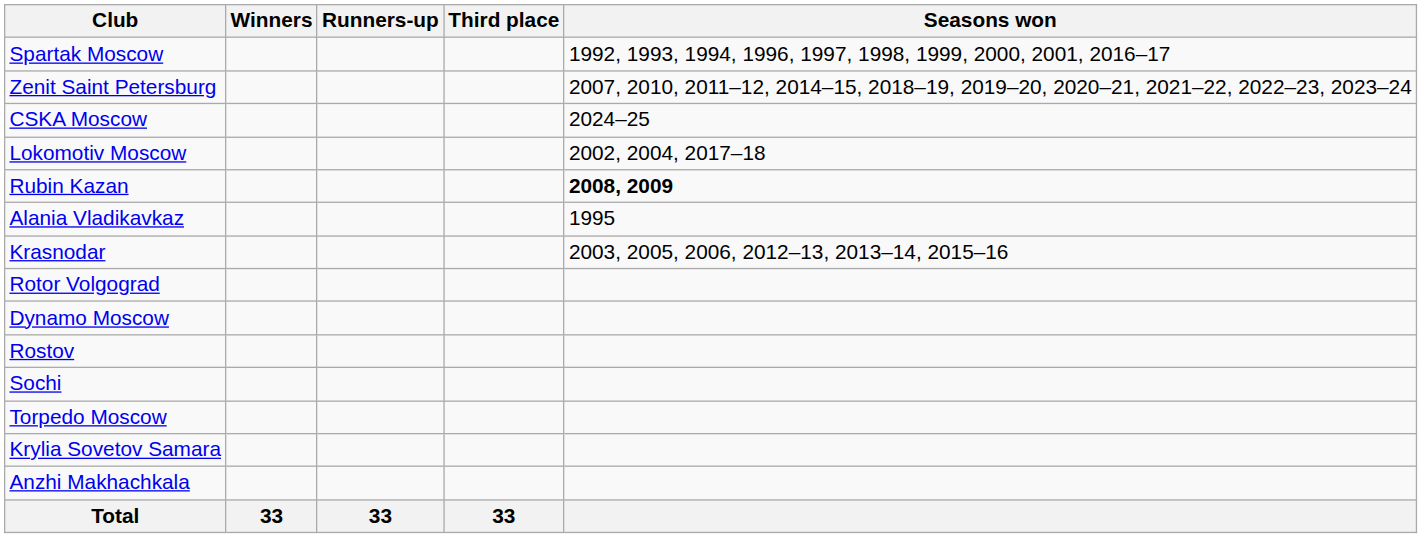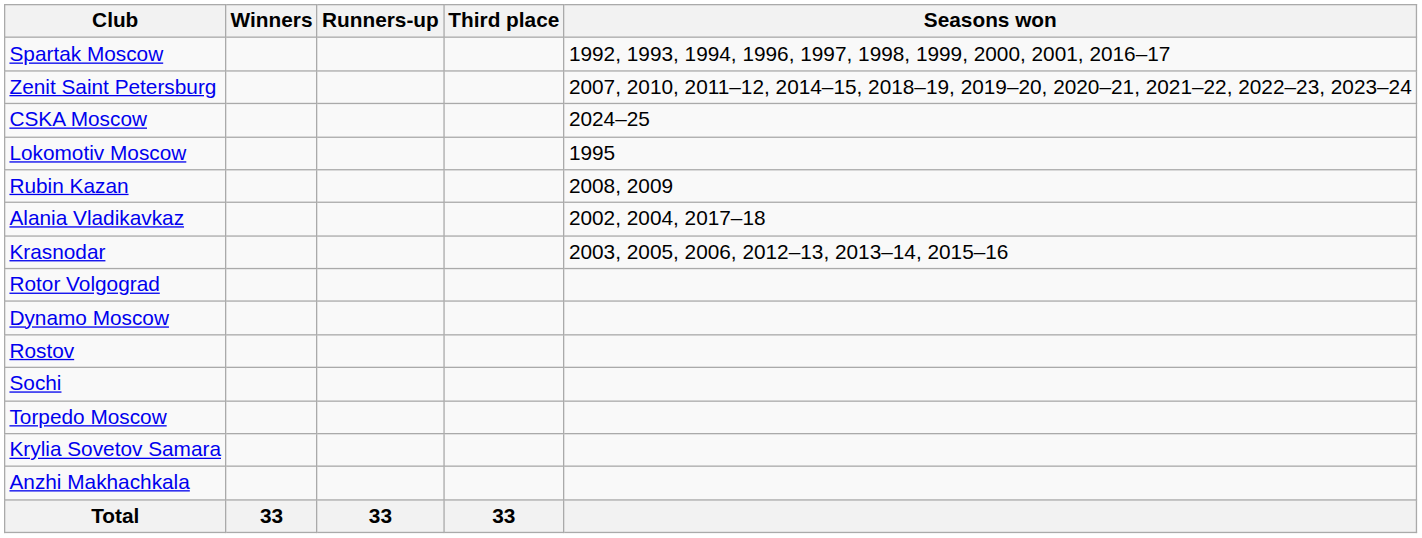(667, 152) 2002, 2004, 2017–18 -> (592, 152) 1995
(621, 185) bold -> (621, 185) normal
(592, 218) 1995 -> (667, 218) 2002, 2004, 2017–18
